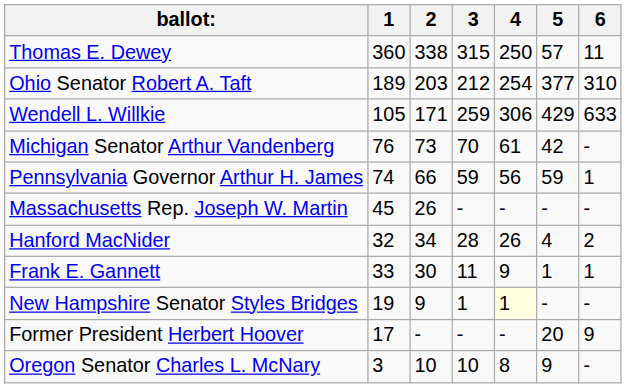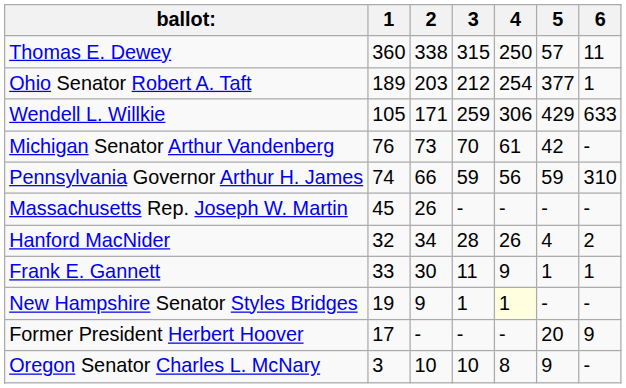(600, 83) 310 -> (589, 83) 1
(589, 177) 1 -> (600, 177) 310
